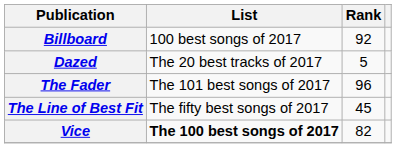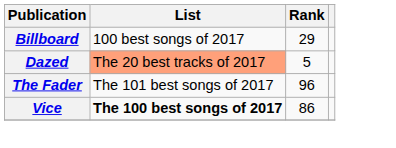(363, 39) 92 -> (307, 39) 29
(236, 62) no background -> (179, 62) lightsalmon background
- row: (75, 108)
(363, 131) 82 -> (307, 108) 86
